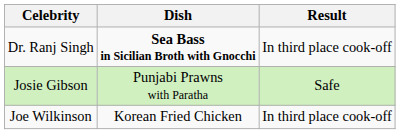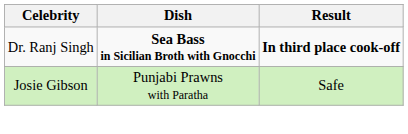(327, 46) normal -> (331, 46) bold
- row: (51, 116)
